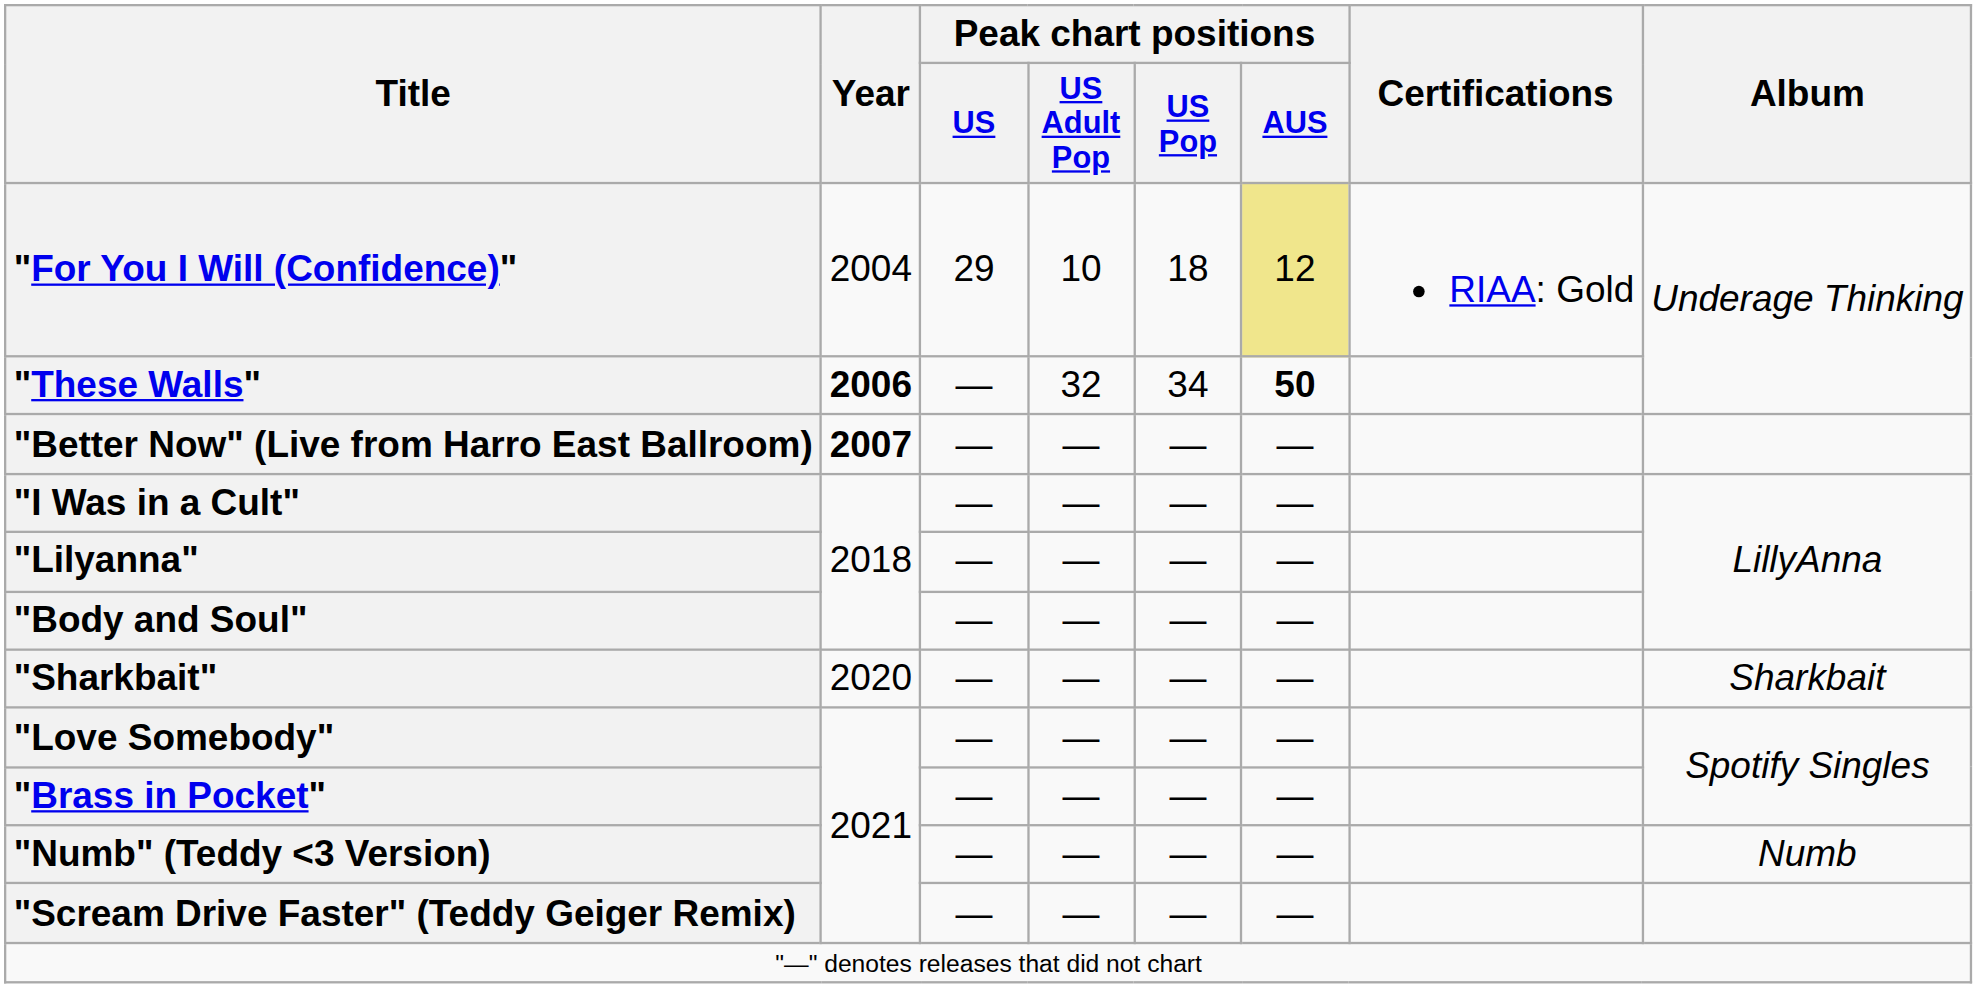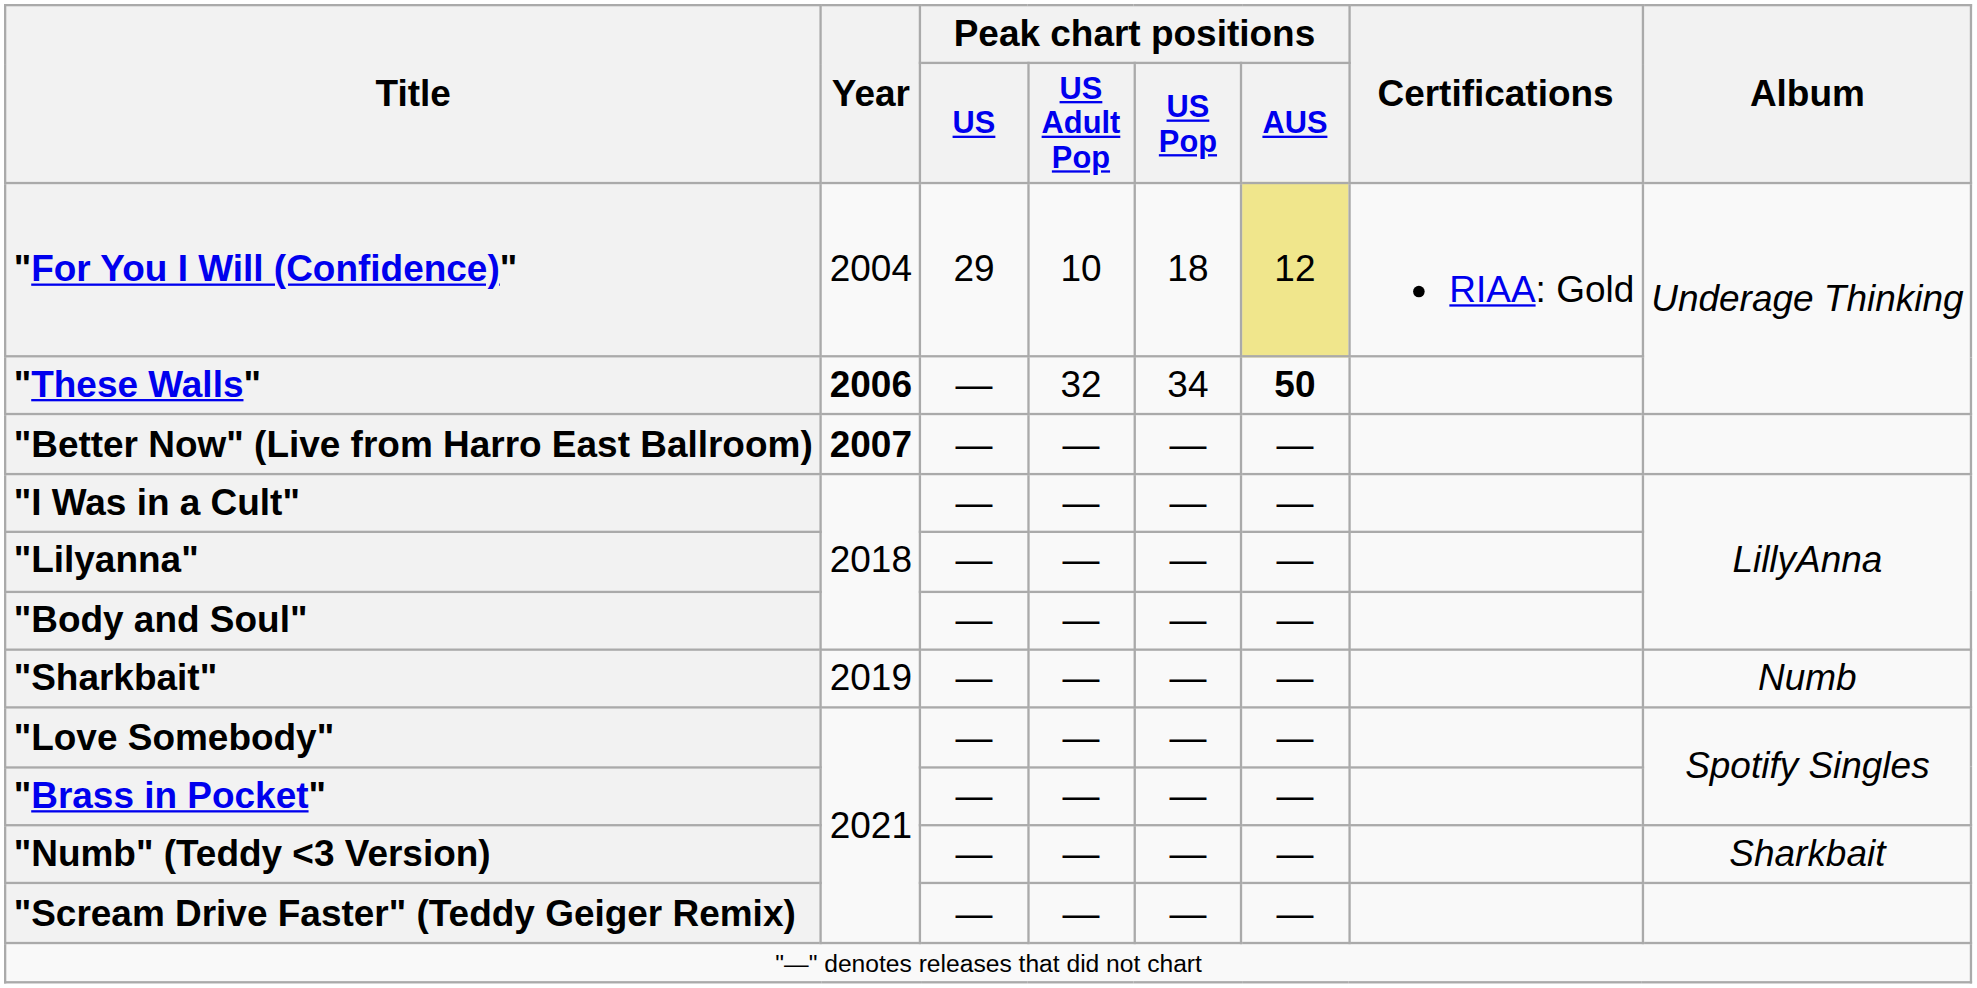(871, 678) 2020 -> (871, 678) 2019
(1807, 678) Sharkbait -> (1807, 678) Numb
(1807, 854) Numb -> (1807, 854) Sharkbait
